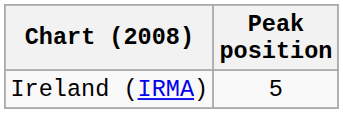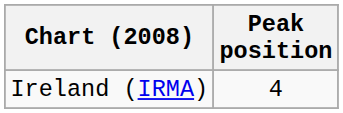(276, 90) 5 -> (276, 90) 4
